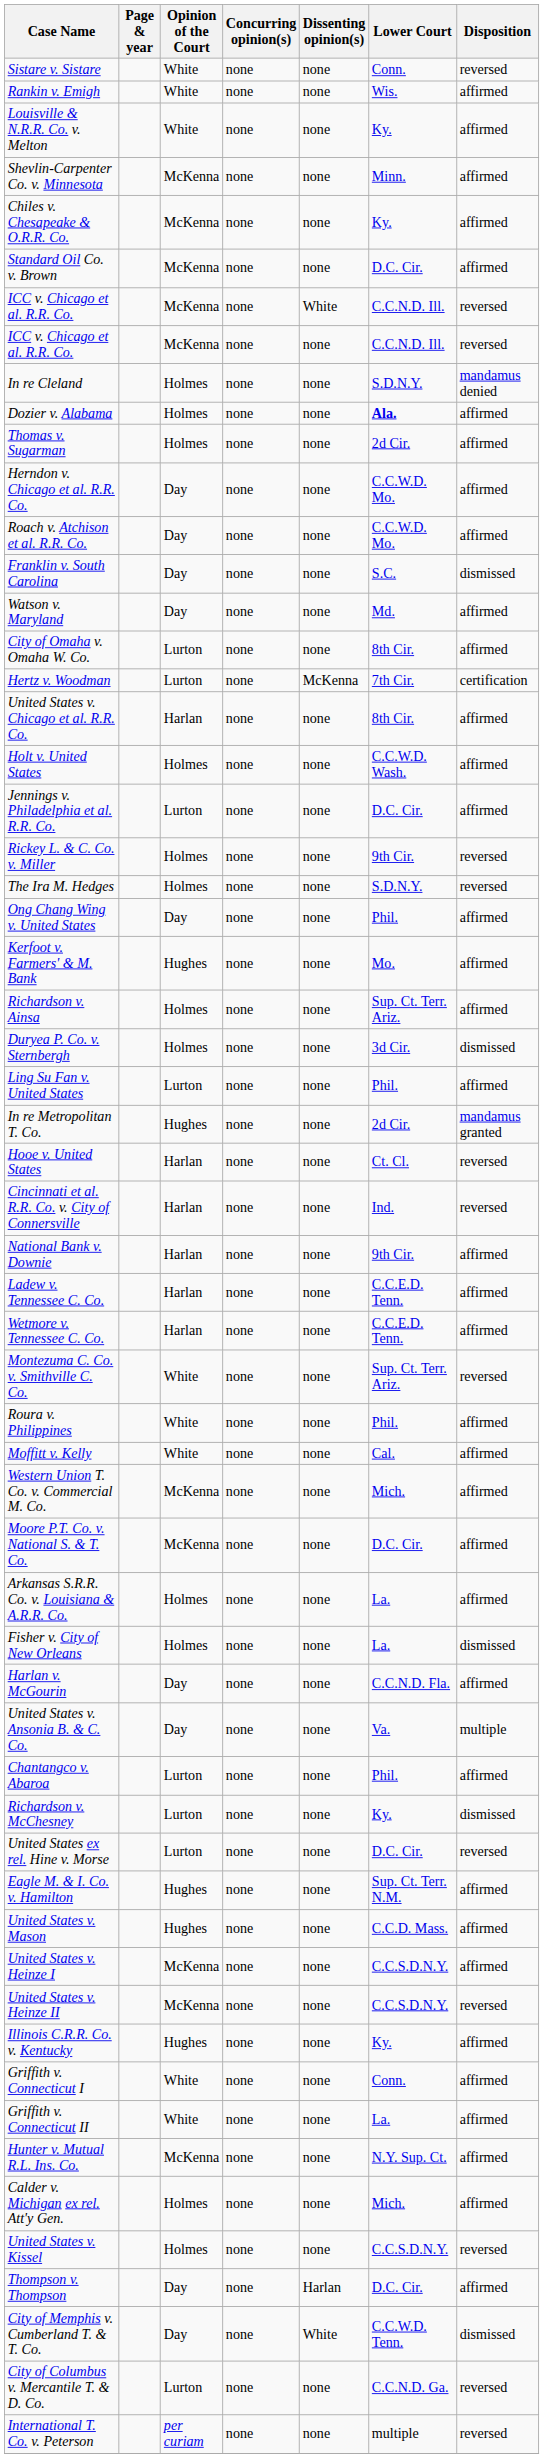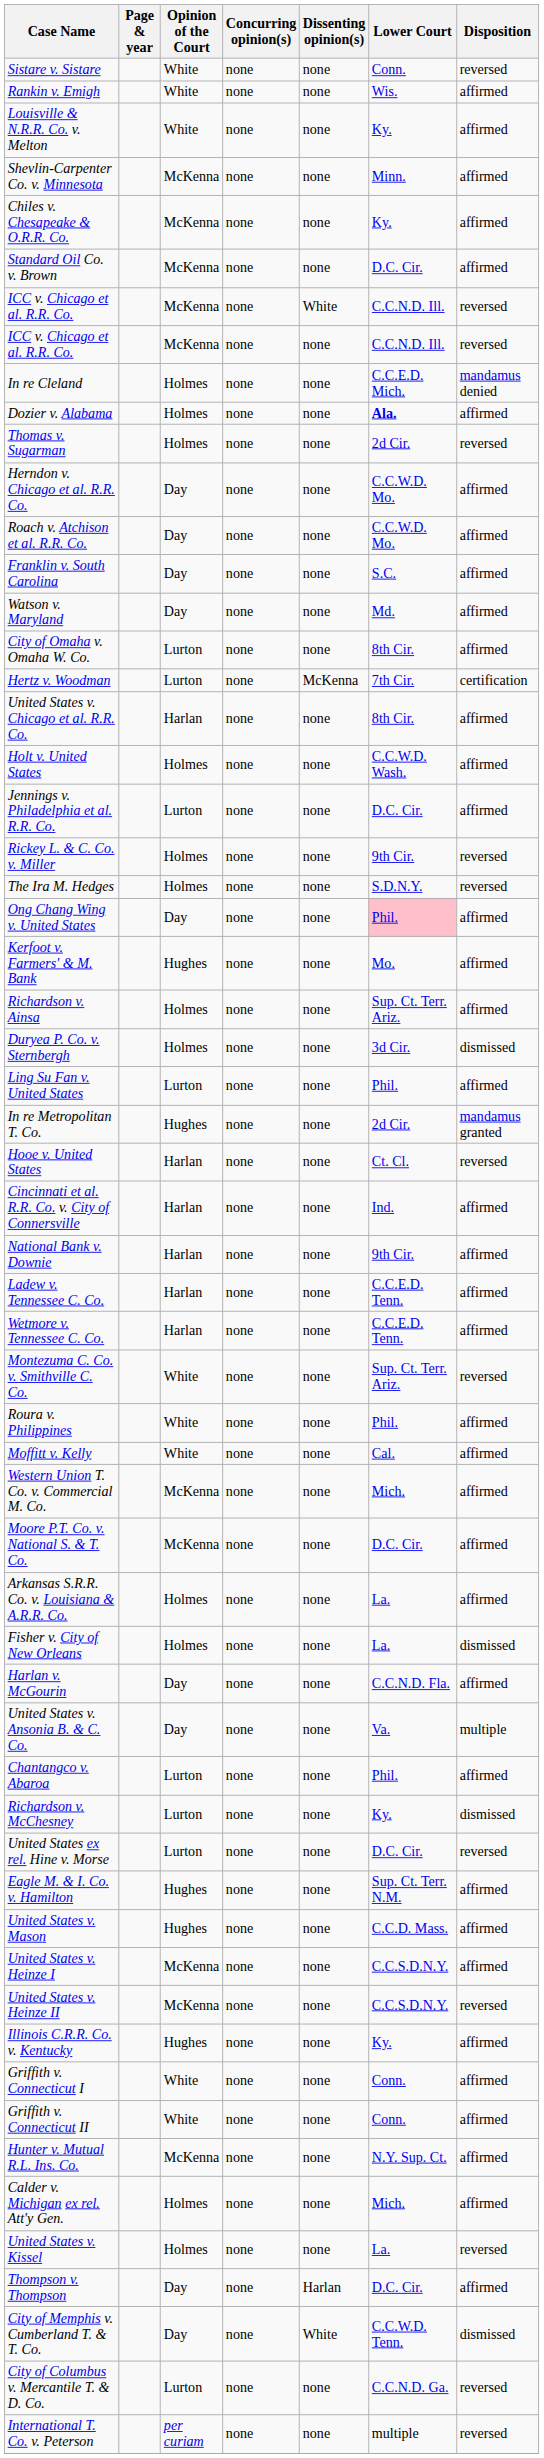(397, 382) S.D.N.Y. -> (398, 382) C.C.E.D. Mich.
(484, 443) affirmed -> (483, 443) reversed
(487, 573) dismissed -> (484, 573) affirmed
(385, 917) no background -> (385, 917) pink background
(483, 1208) reversed -> (484, 1208) affirmed
(381, 2119) La. -> (389, 2119) Conn.
(410, 2249) C.C.S.D.N.Y. -> (381, 2249) La.
